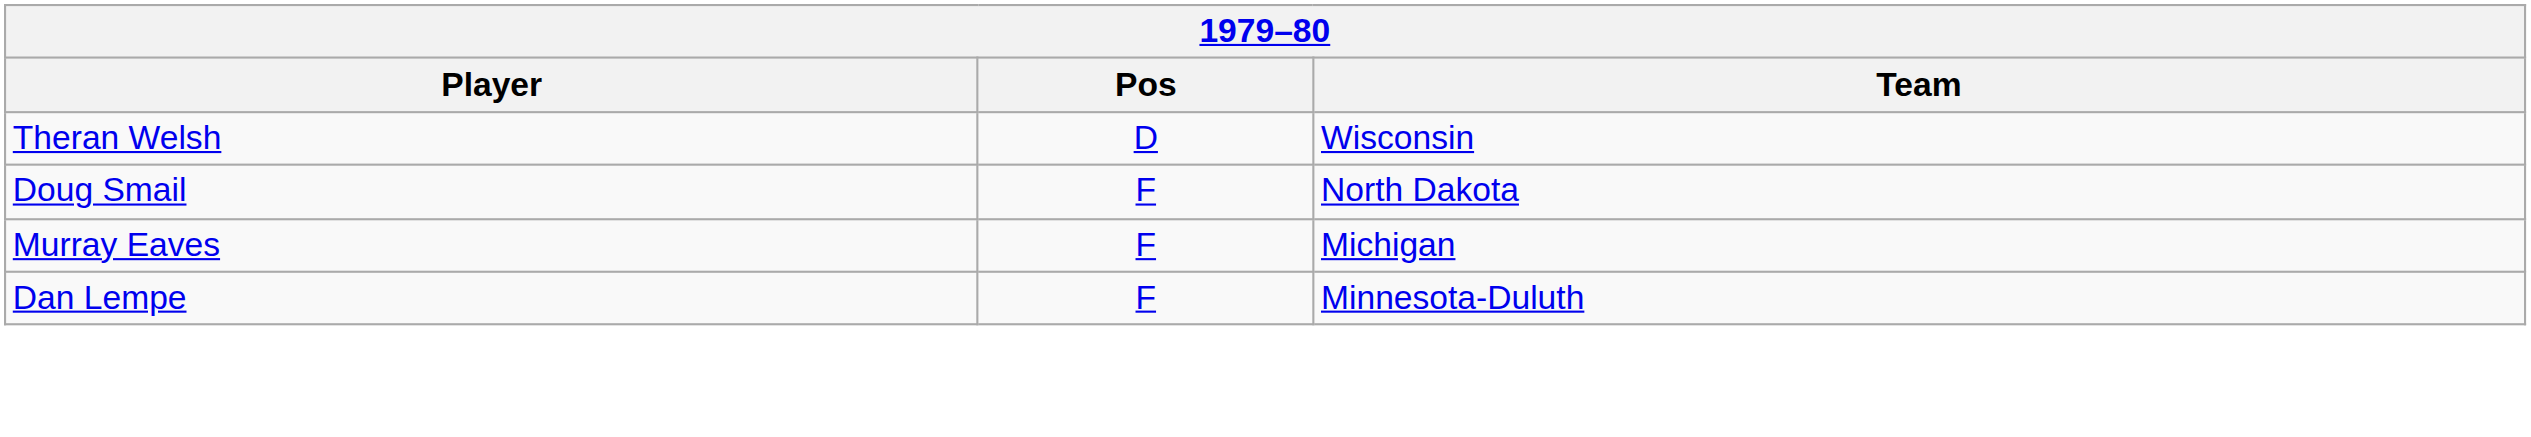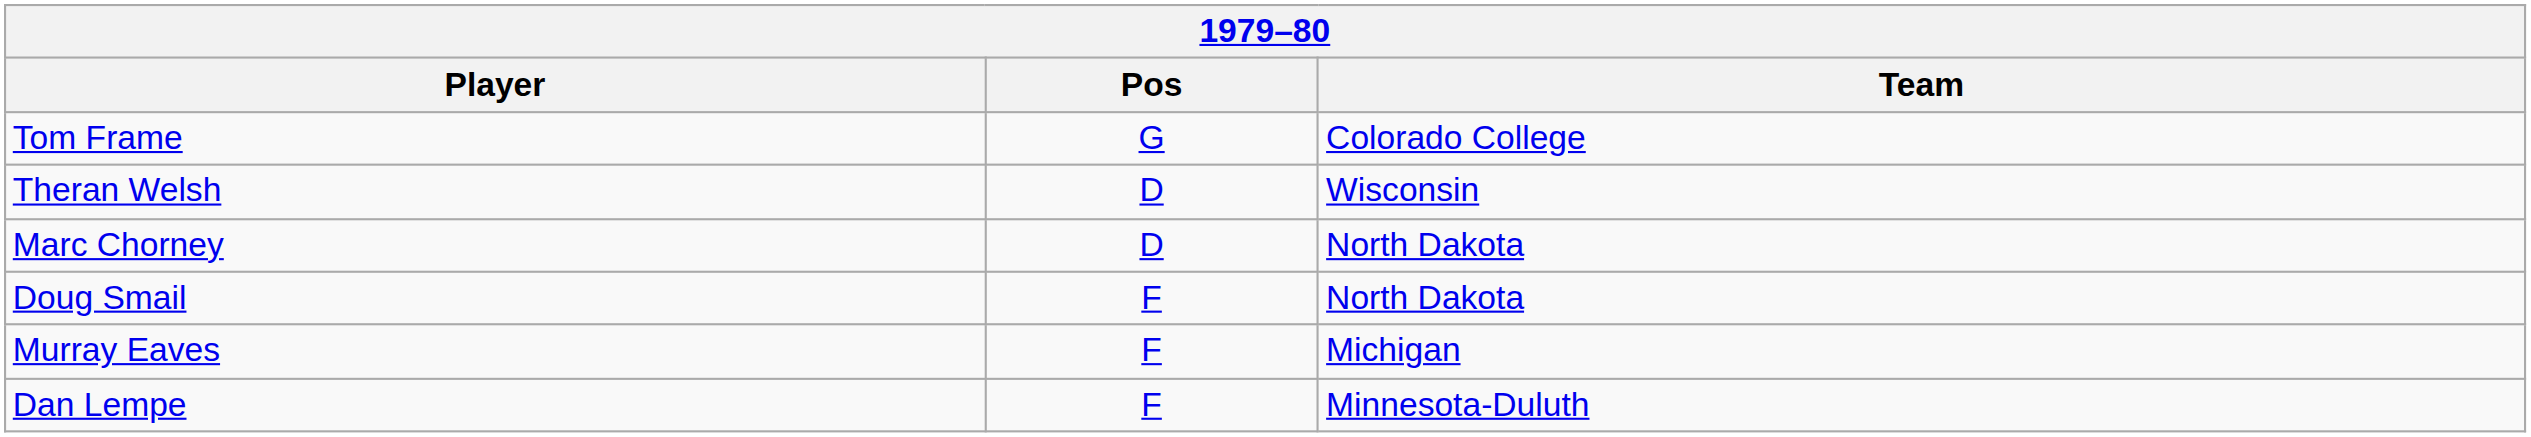+ row: (98, 137)
+ row: (118, 244)
